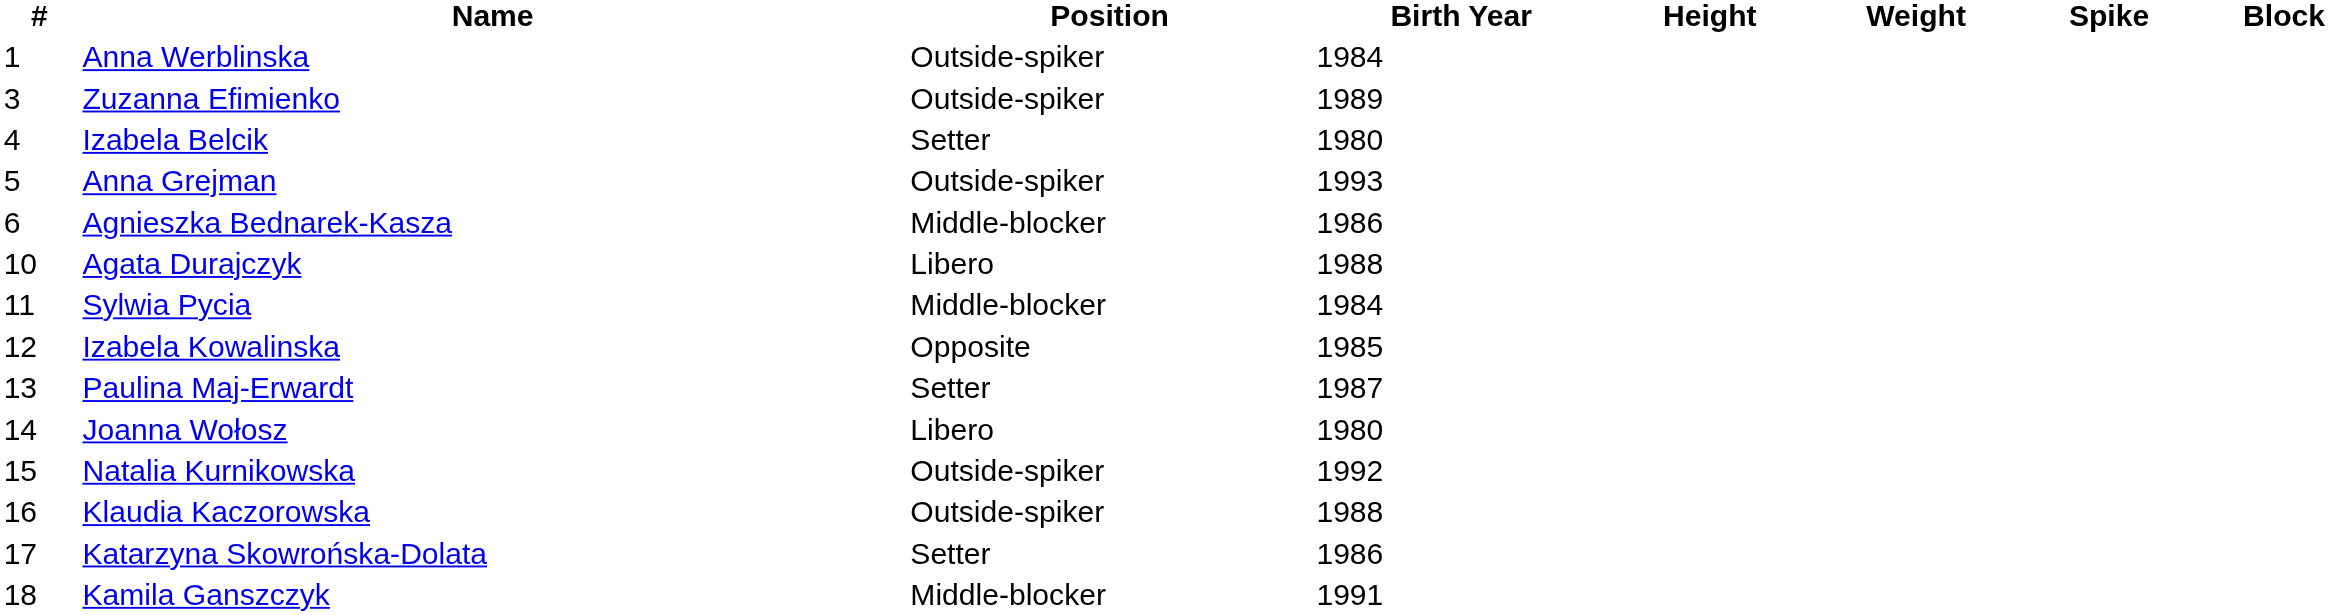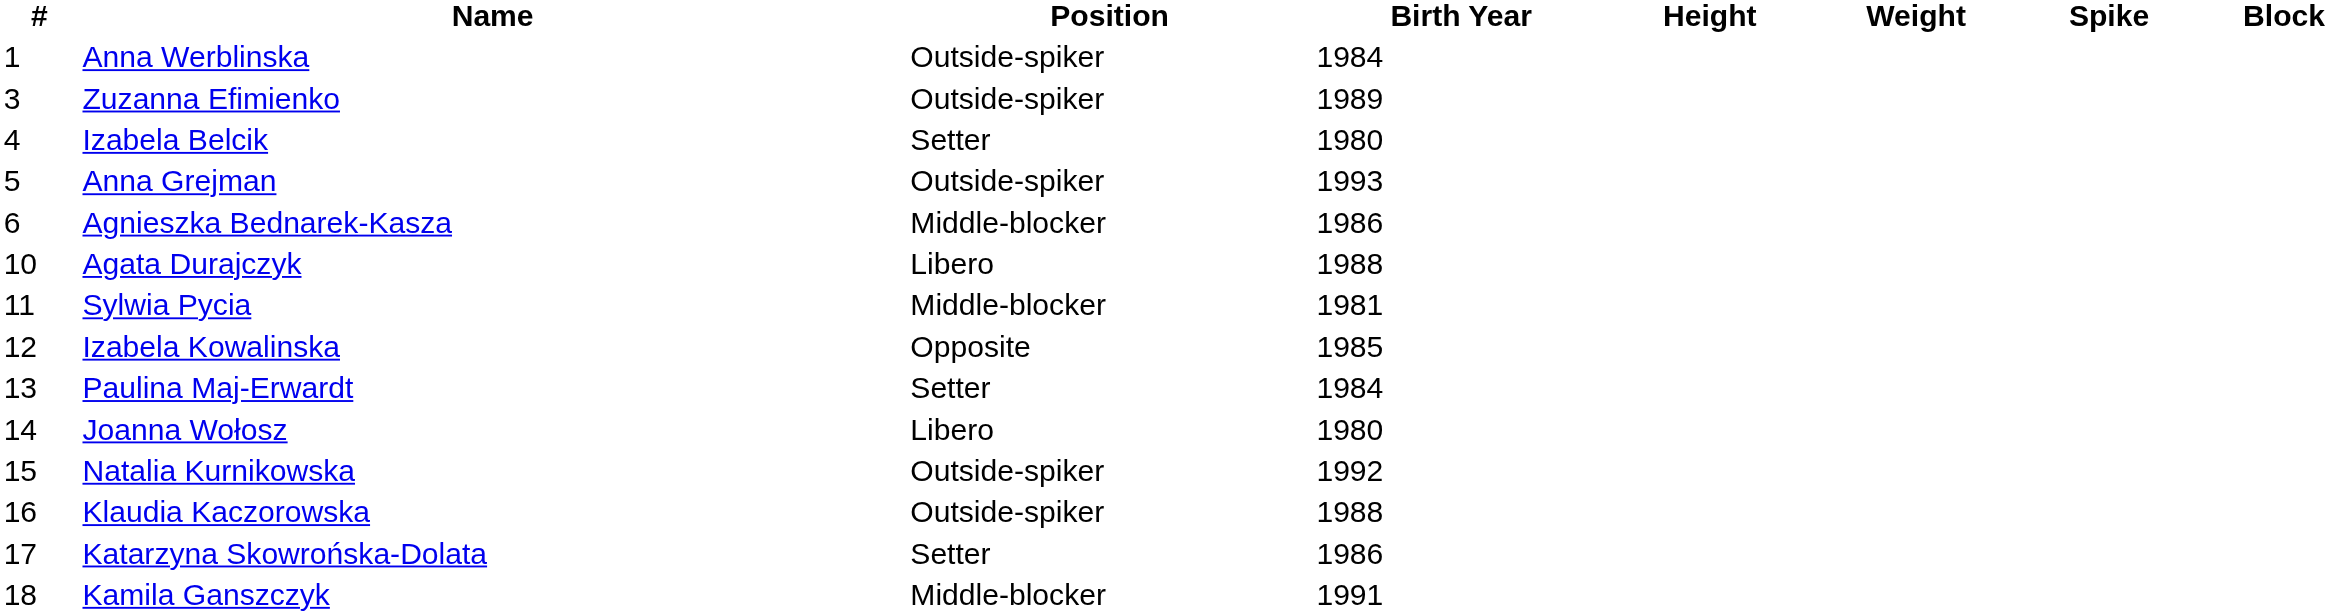(1350, 305) 1984 -> (1350, 305) 1981
(1350, 388) 1987 -> (1350, 388) 1984
